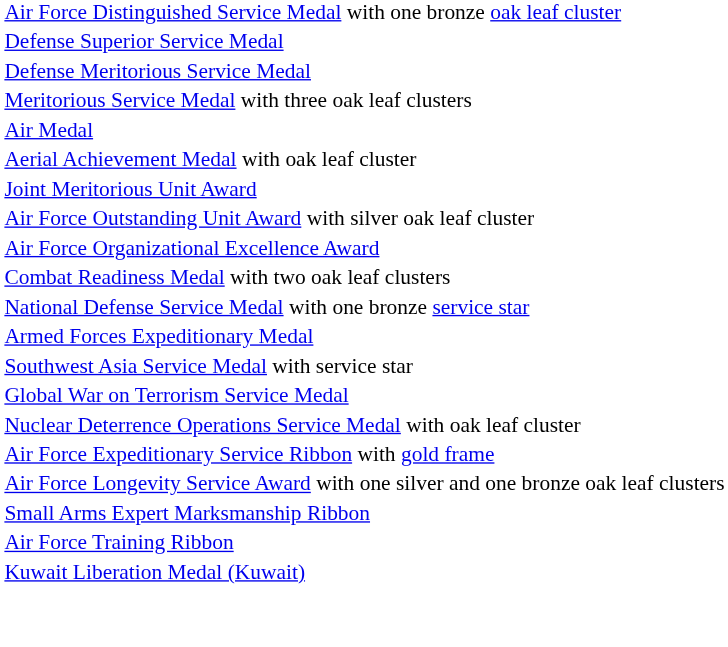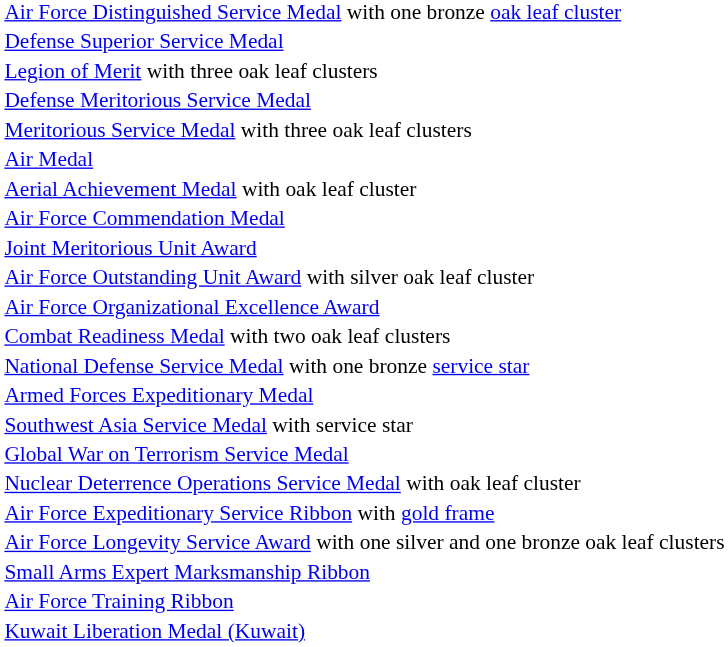+ row: (191, 70)
+ row: (145, 218)
